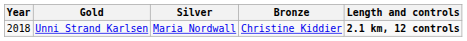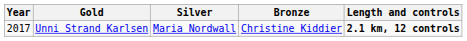(19, 29) 2018 -> (19, 29) 2017
